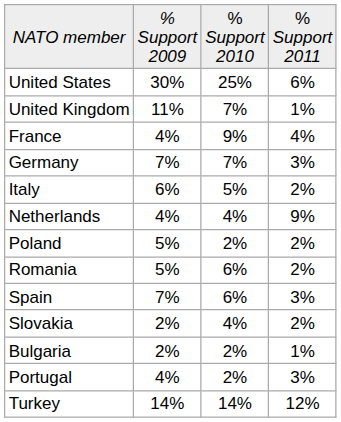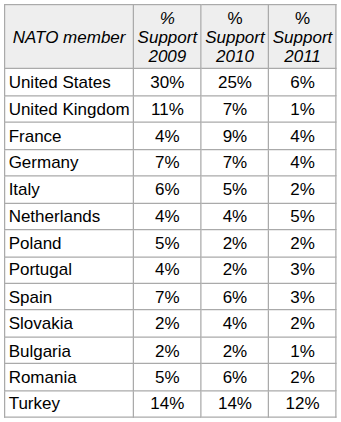(303, 162) 3% -> (303, 162) 4%
(303, 216) 9% -> (303, 216) 5%
rows swapped: (40, 377) <-> (43, 269)
